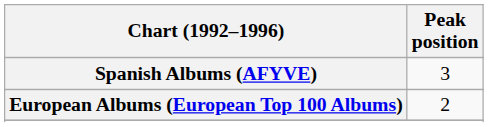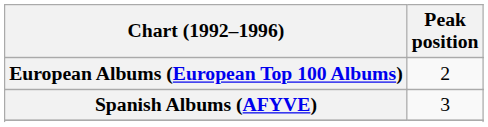rows swapped: (206, 104) <-> (206, 73)
